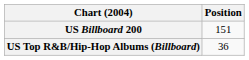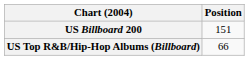(223, 47) 36 -> (223, 47) 66
